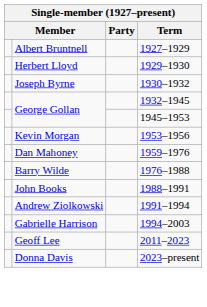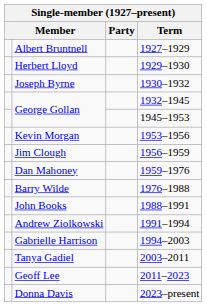+ row: (40, 153)
+ row: (44, 258)
